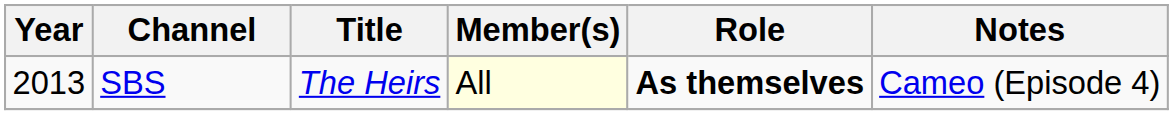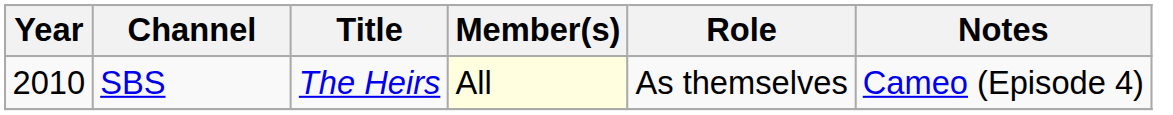(49, 82) 2013 -> (49, 82) 2010
(750, 82) bold -> (742, 82) normal
